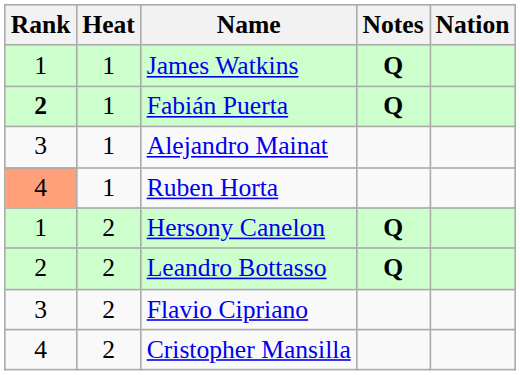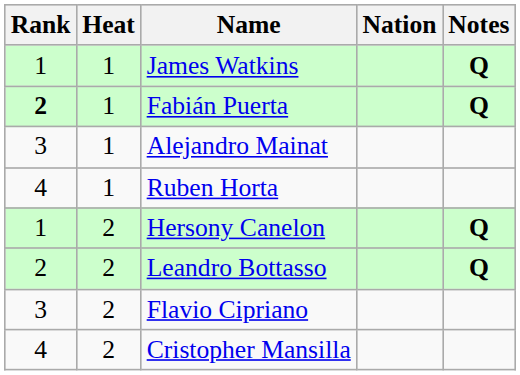columns swapped: (472, 24) <-> (393, 24)
(41, 187) lightsalmon background -> (41, 187) no background
